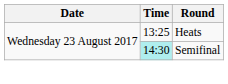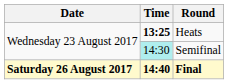(156, 32) normal -> (157, 32) bold
+ row: (189, 69)
